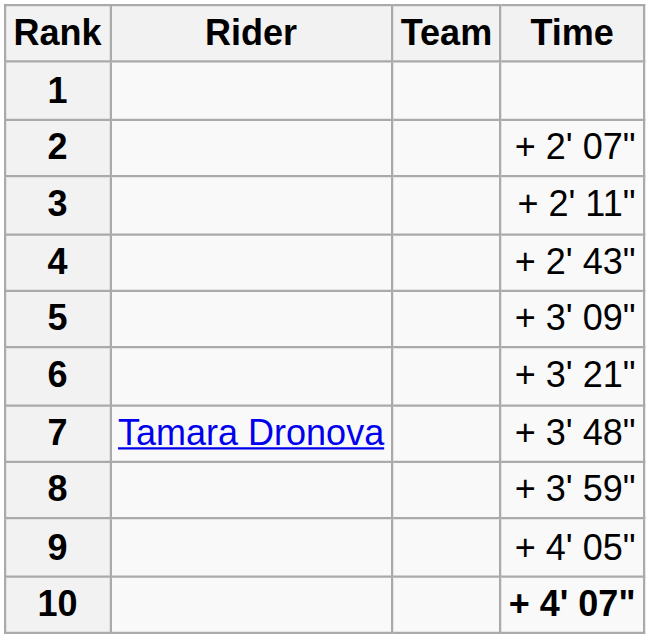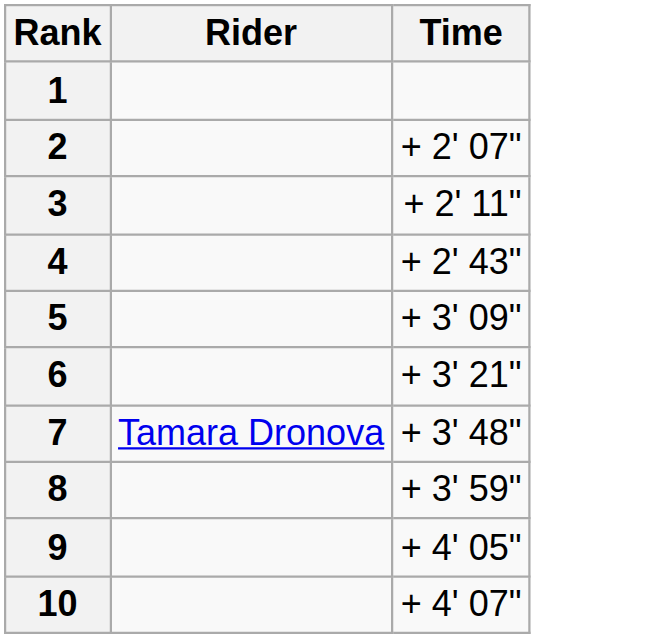- column: (446, 33)
(572, 603) bold -> (461, 603) normal
